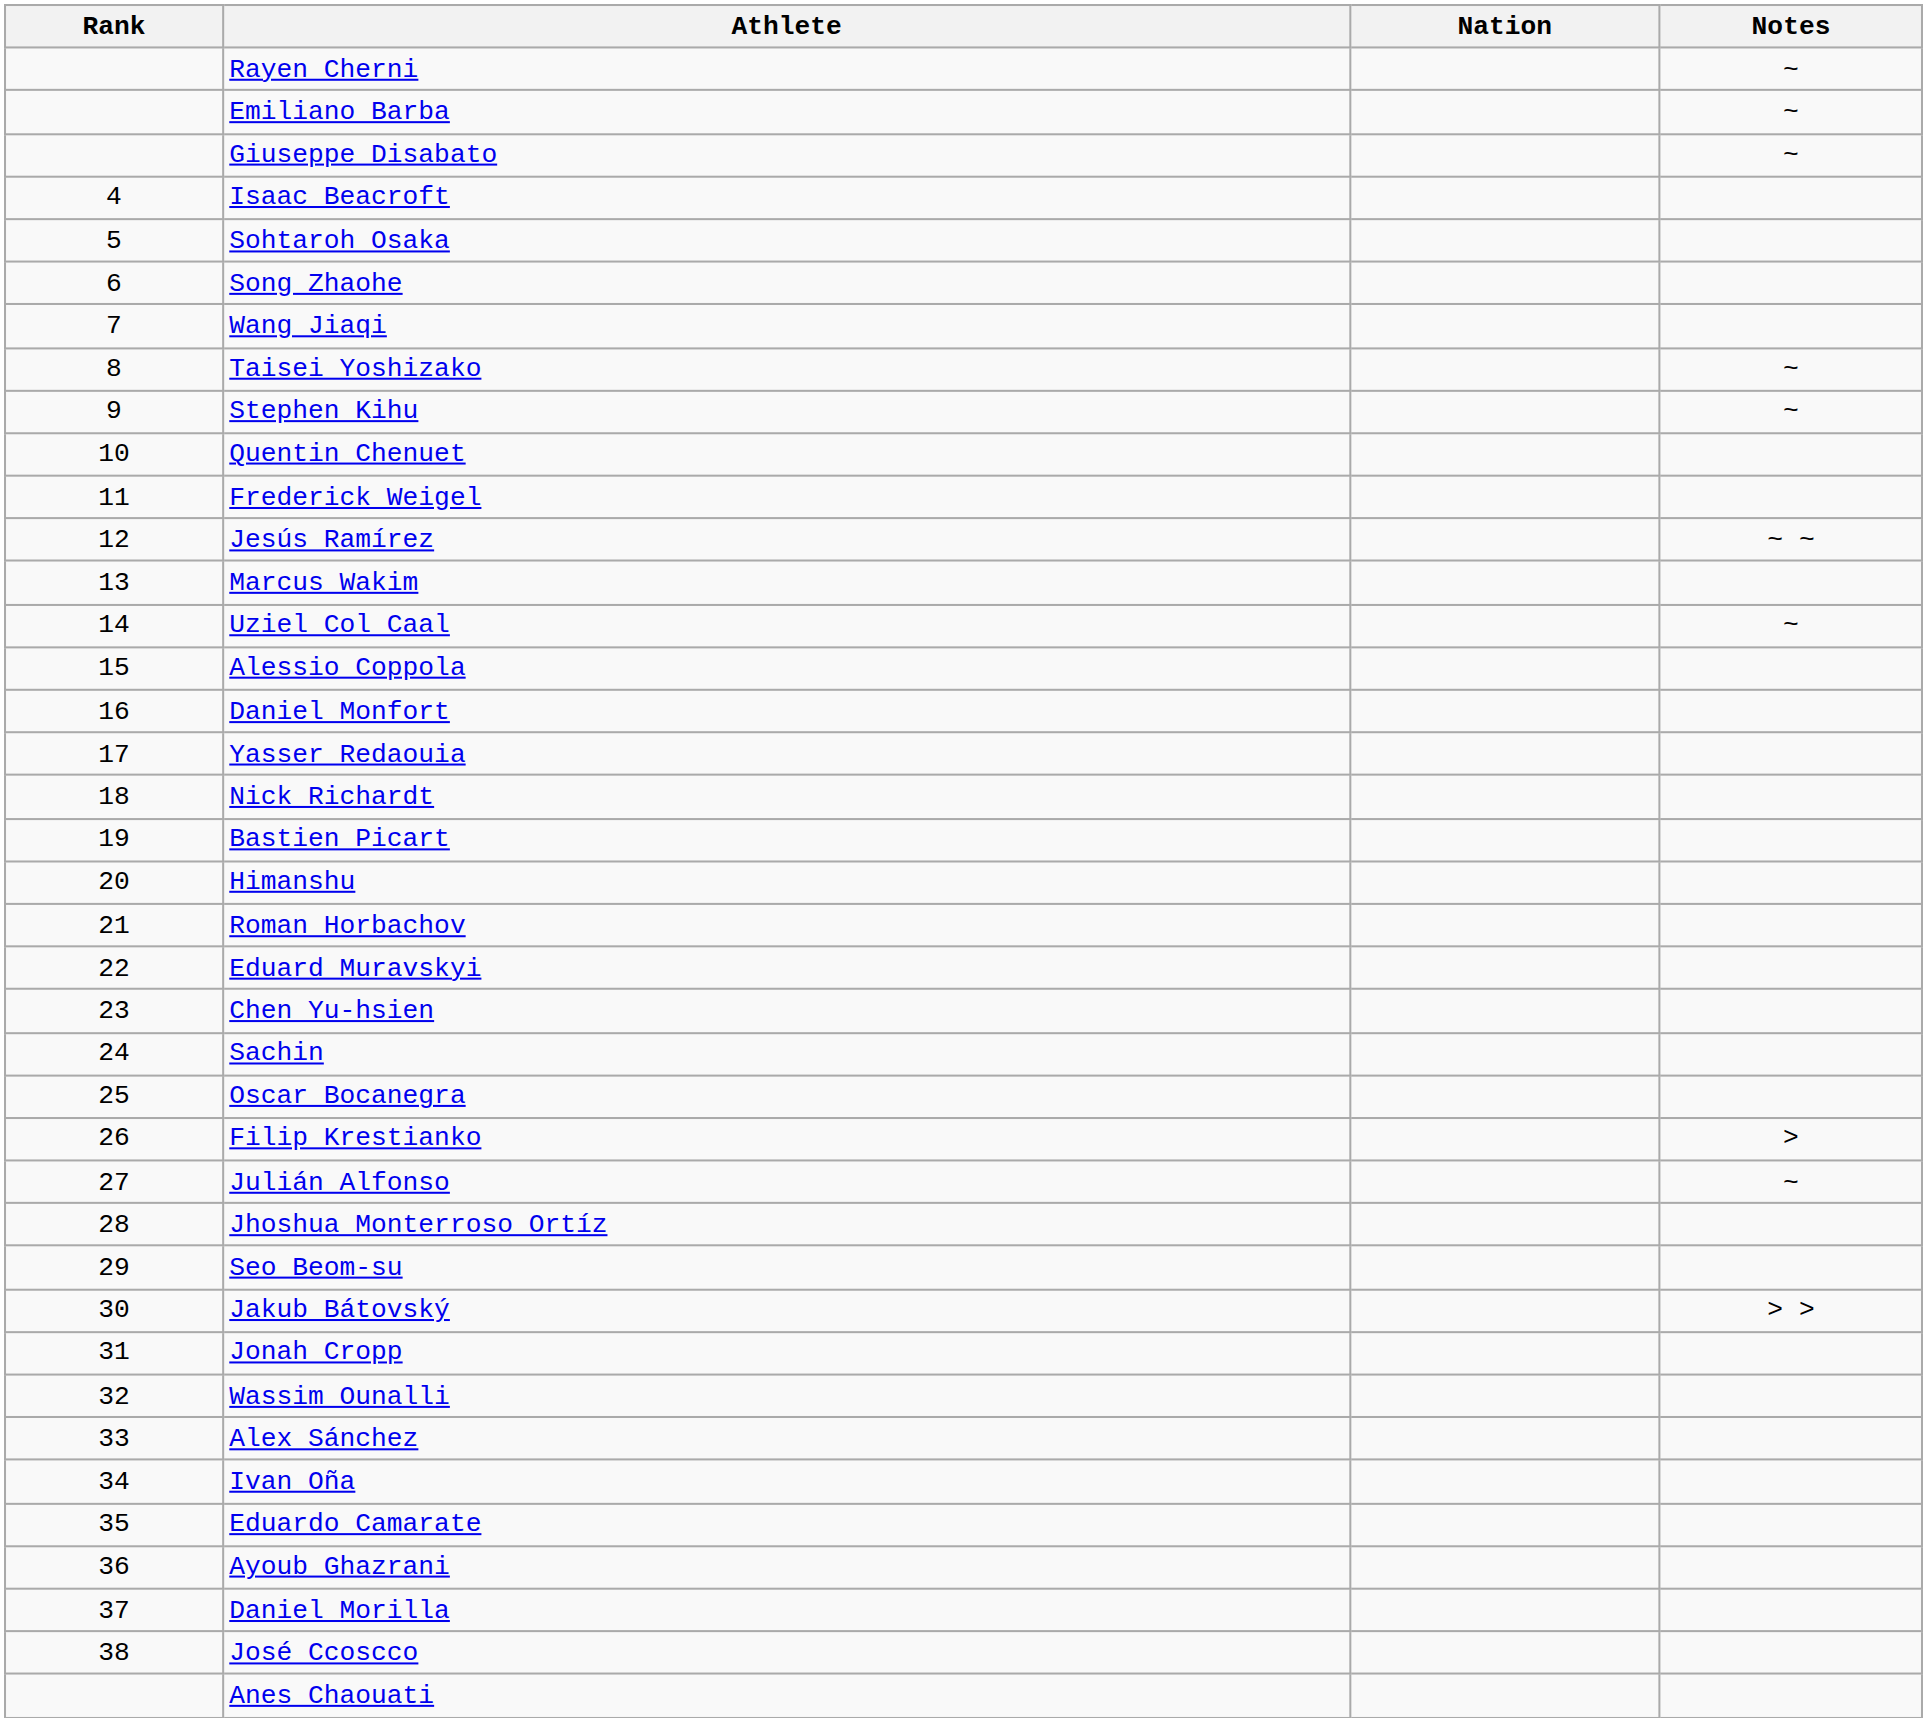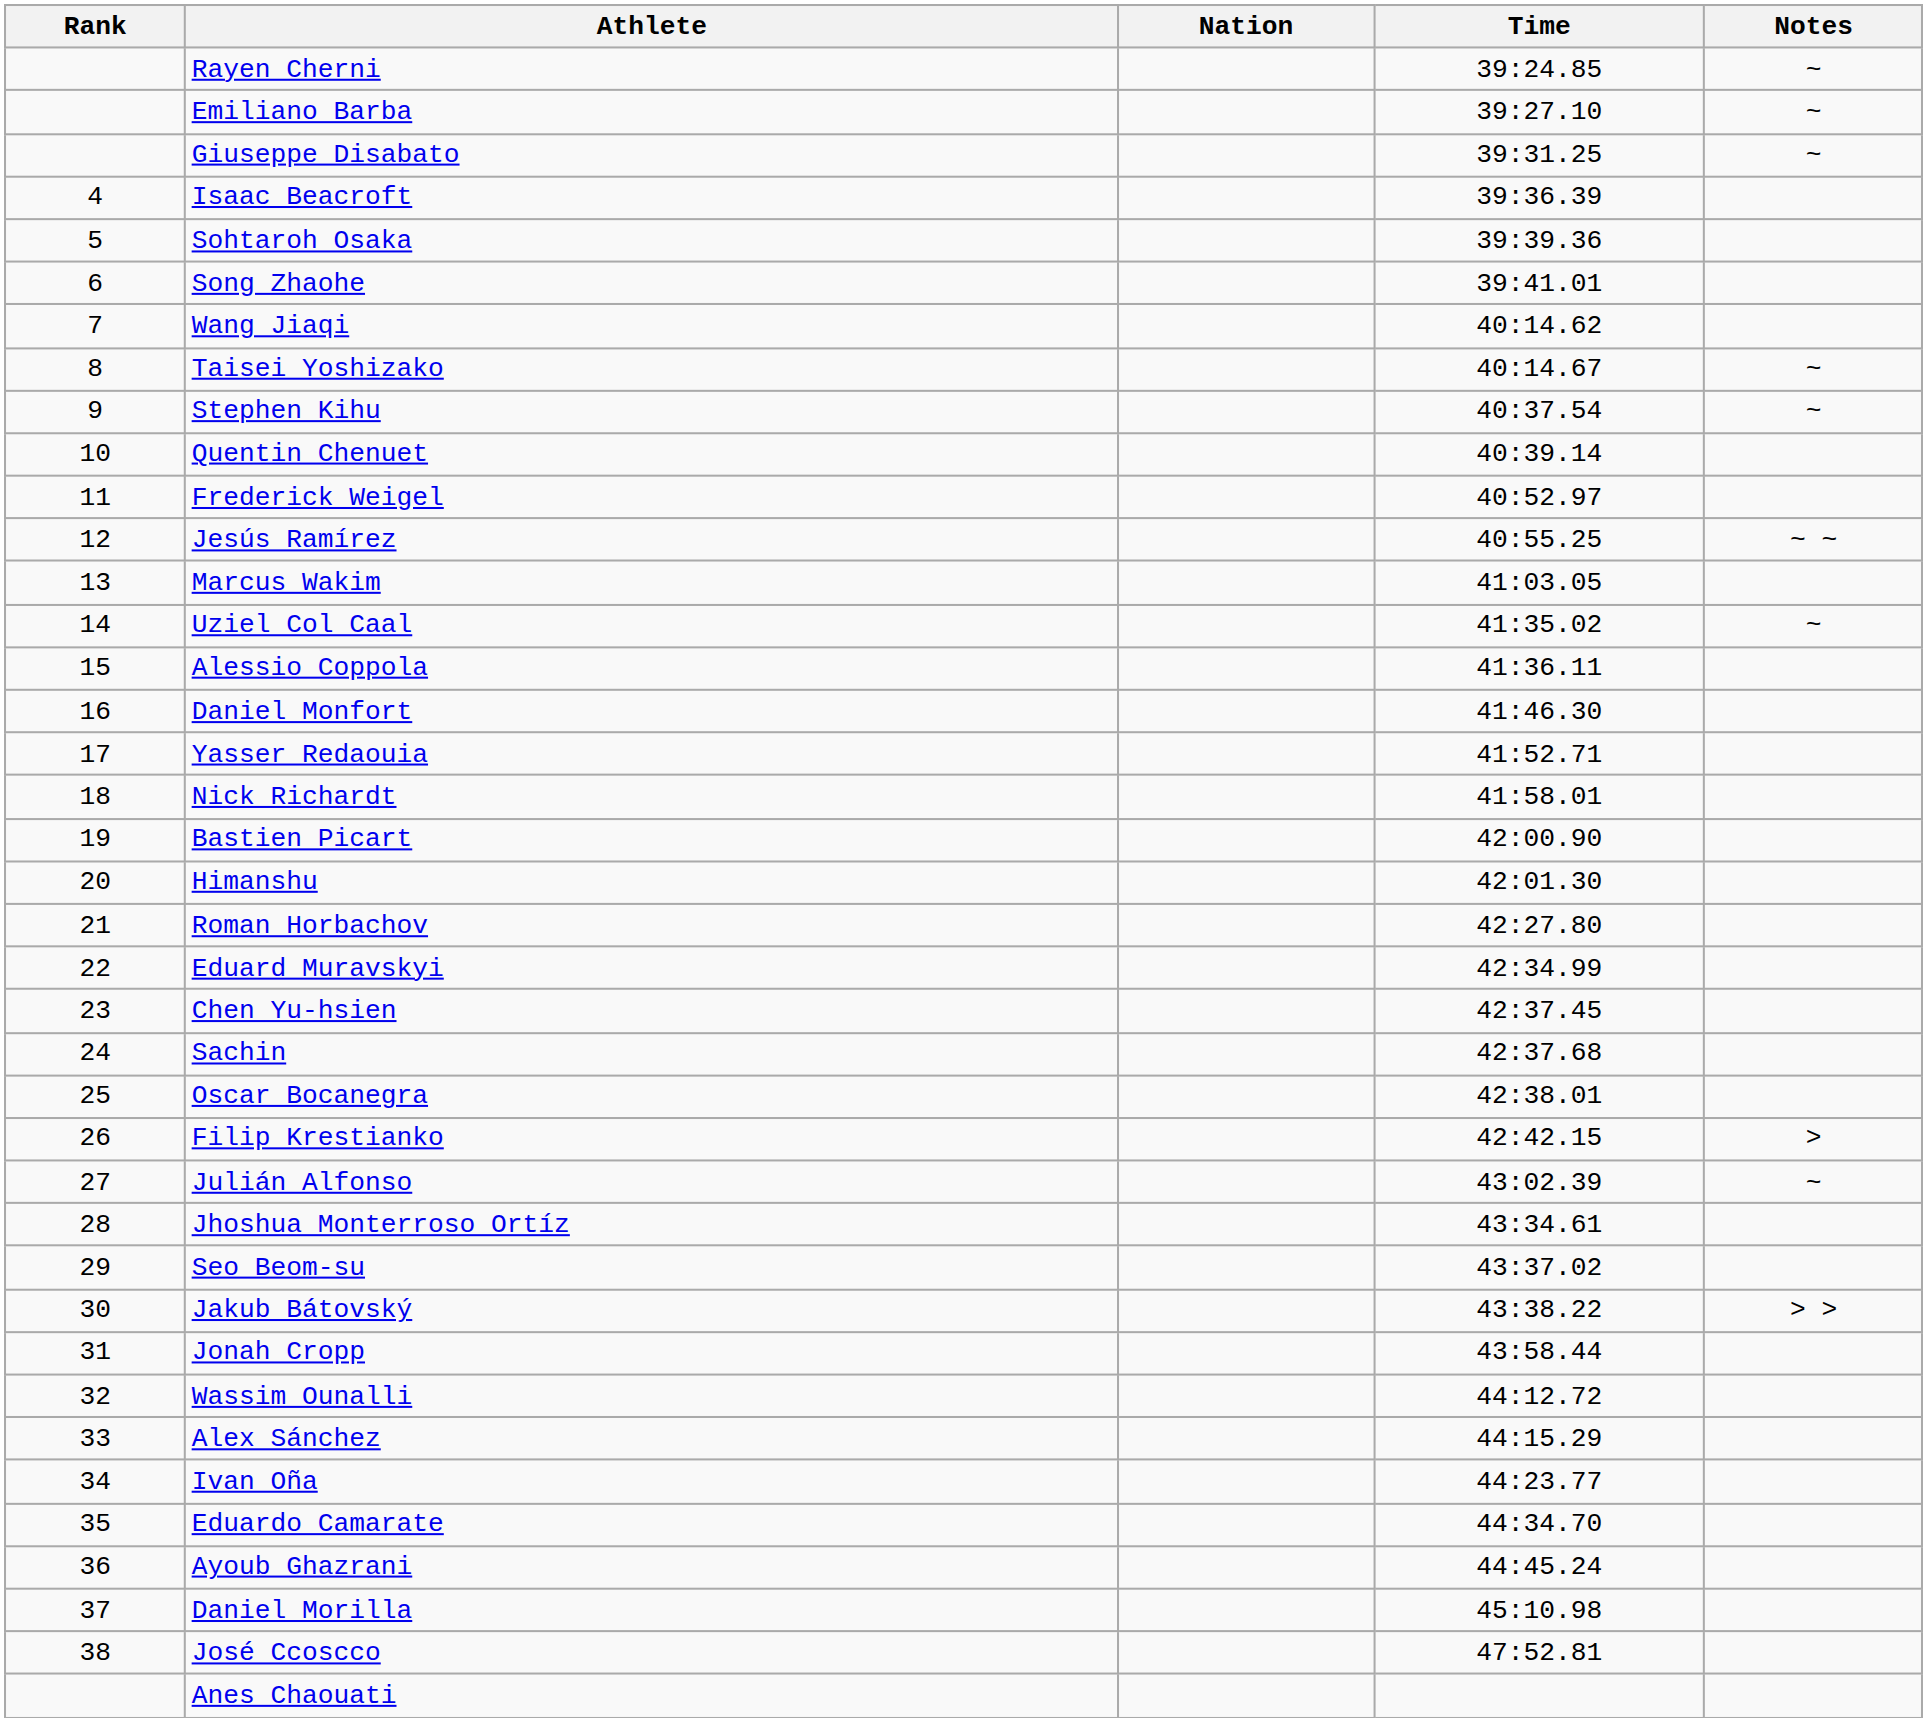+ column: (1539, 26)
